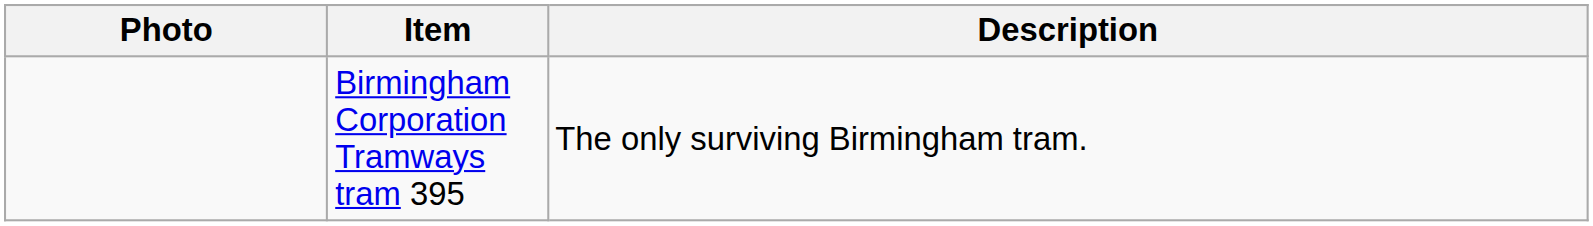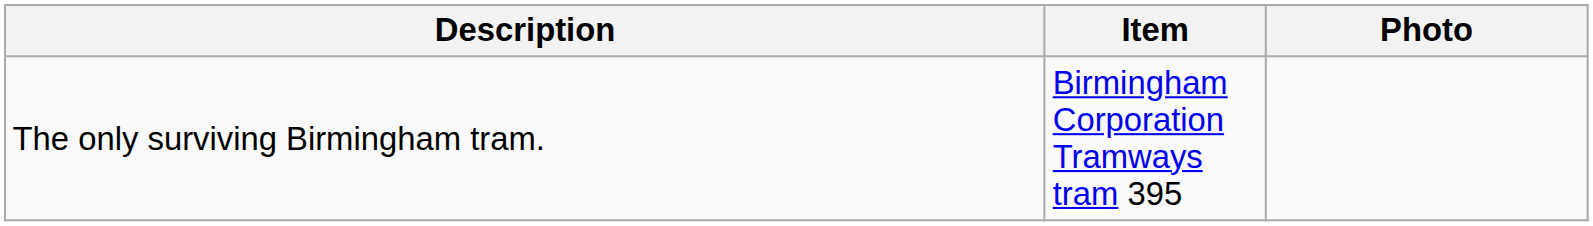columns swapped: (166, 30) <-> (1068, 30)
